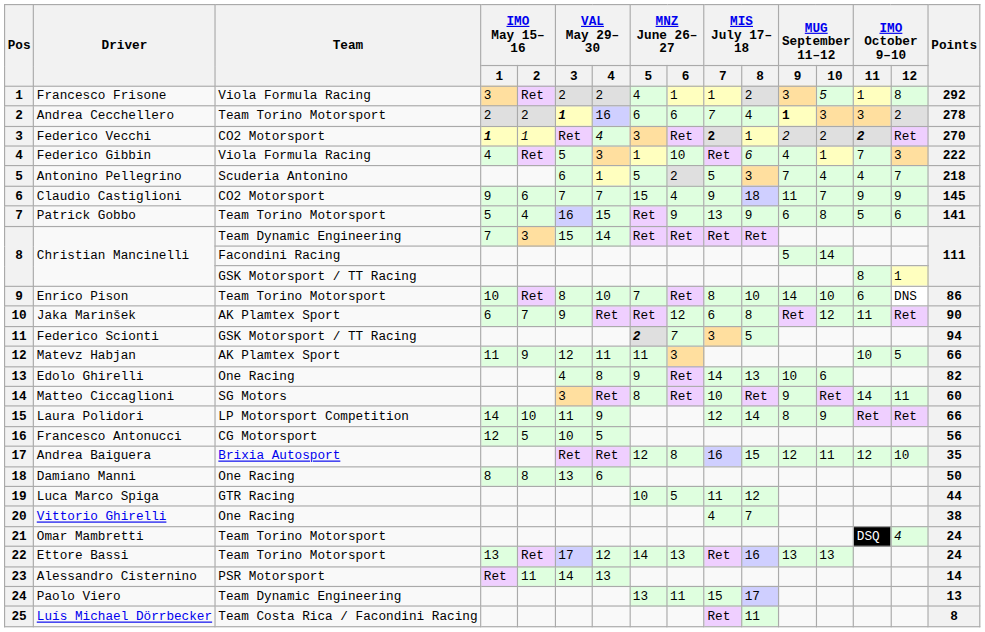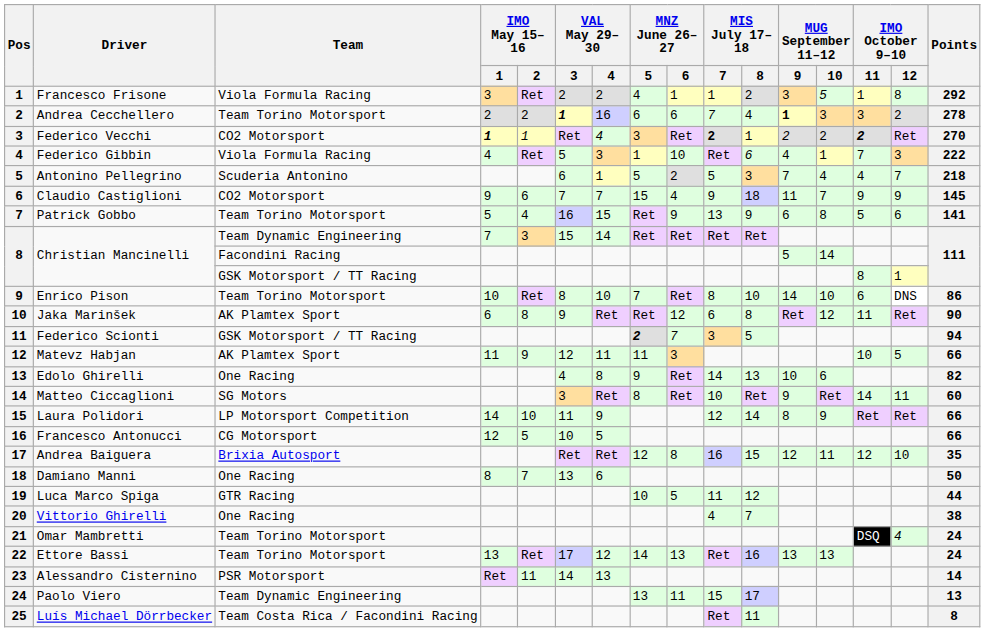(525, 316) 7 -> (525, 316) 8
(954, 436) 56 -> (954, 436) 66
(525, 476) 8 -> (525, 476) 7
